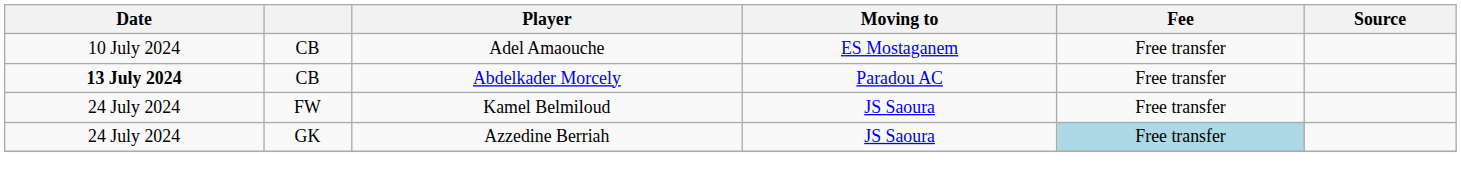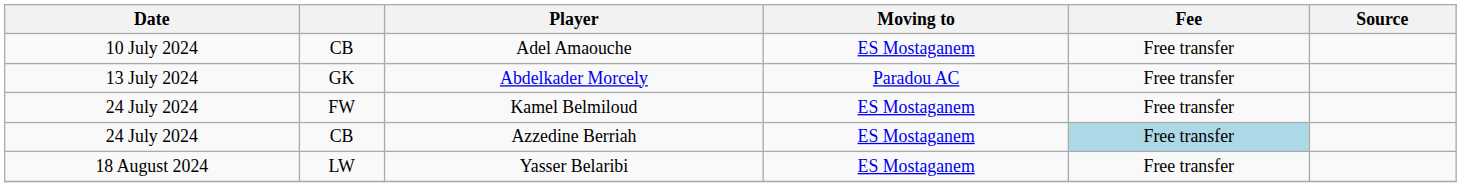(134, 77) bold -> (152, 77) normal
(307, 77) CB -> (342, 77) GK
(900, 106) JS Saoura -> (916, 106) ES Mostaganem
(307, 136) GK -> (342, 136) CB
(900, 136) JS Saoura -> (916, 136) ES Mostaganem
+ row: (574, 165)
